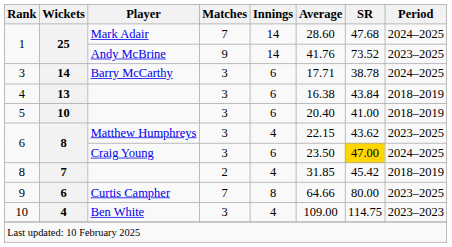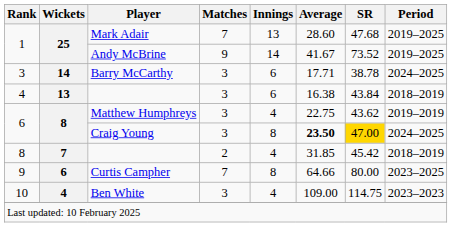(273, 34) 14 -> (273, 34) 13
(416, 34) 2024–2025 -> (416, 34) 2019–2025
(321, 53) 41.76 -> (321, 53) 41.67
(416, 53) 2023–2025 -> (416, 53) 2019–2025
- row: (22, 113)
(321, 133) 22.15 -> (321, 113) 22.75
(416, 133) 2023–2025 -> (416, 113) 2019–2019
(273, 152) 6 -> (273, 133) 8
(321, 152) normal -> (321, 133) bold
